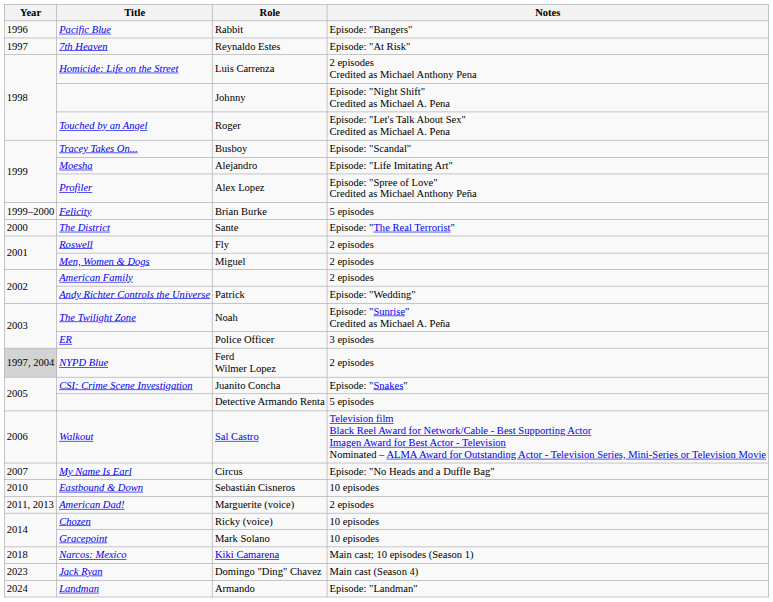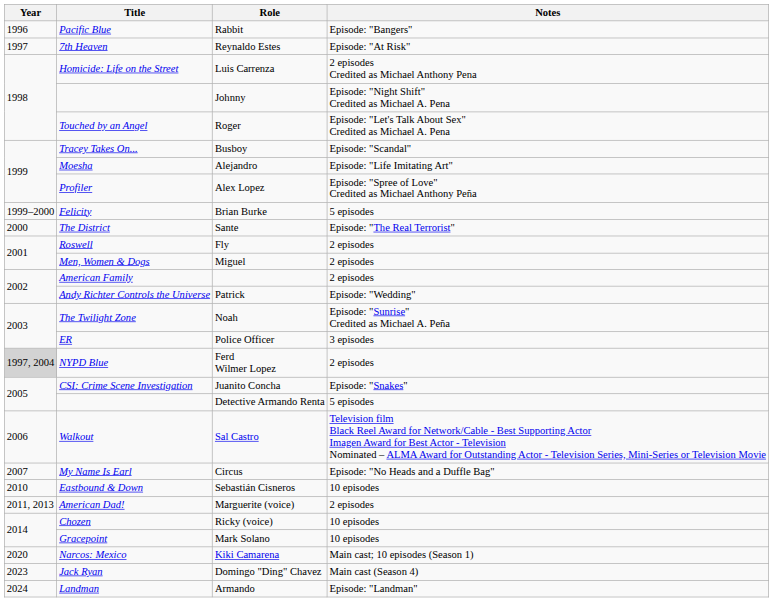(17, 555) 2018 -> (17, 555) 2020
